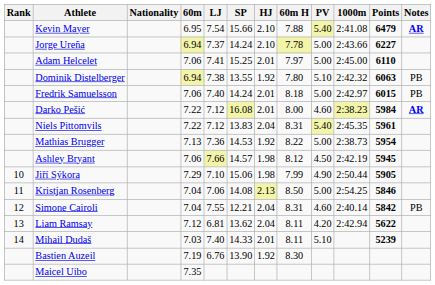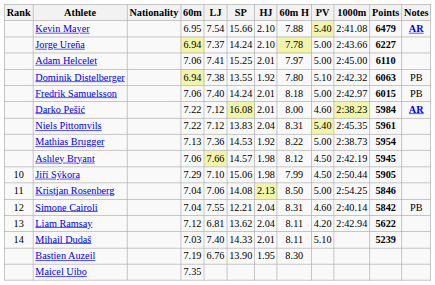(323, 175) 4.90 -> (323, 175) 4.50
(266, 256) 1.92 -> (266, 256) 1.95
